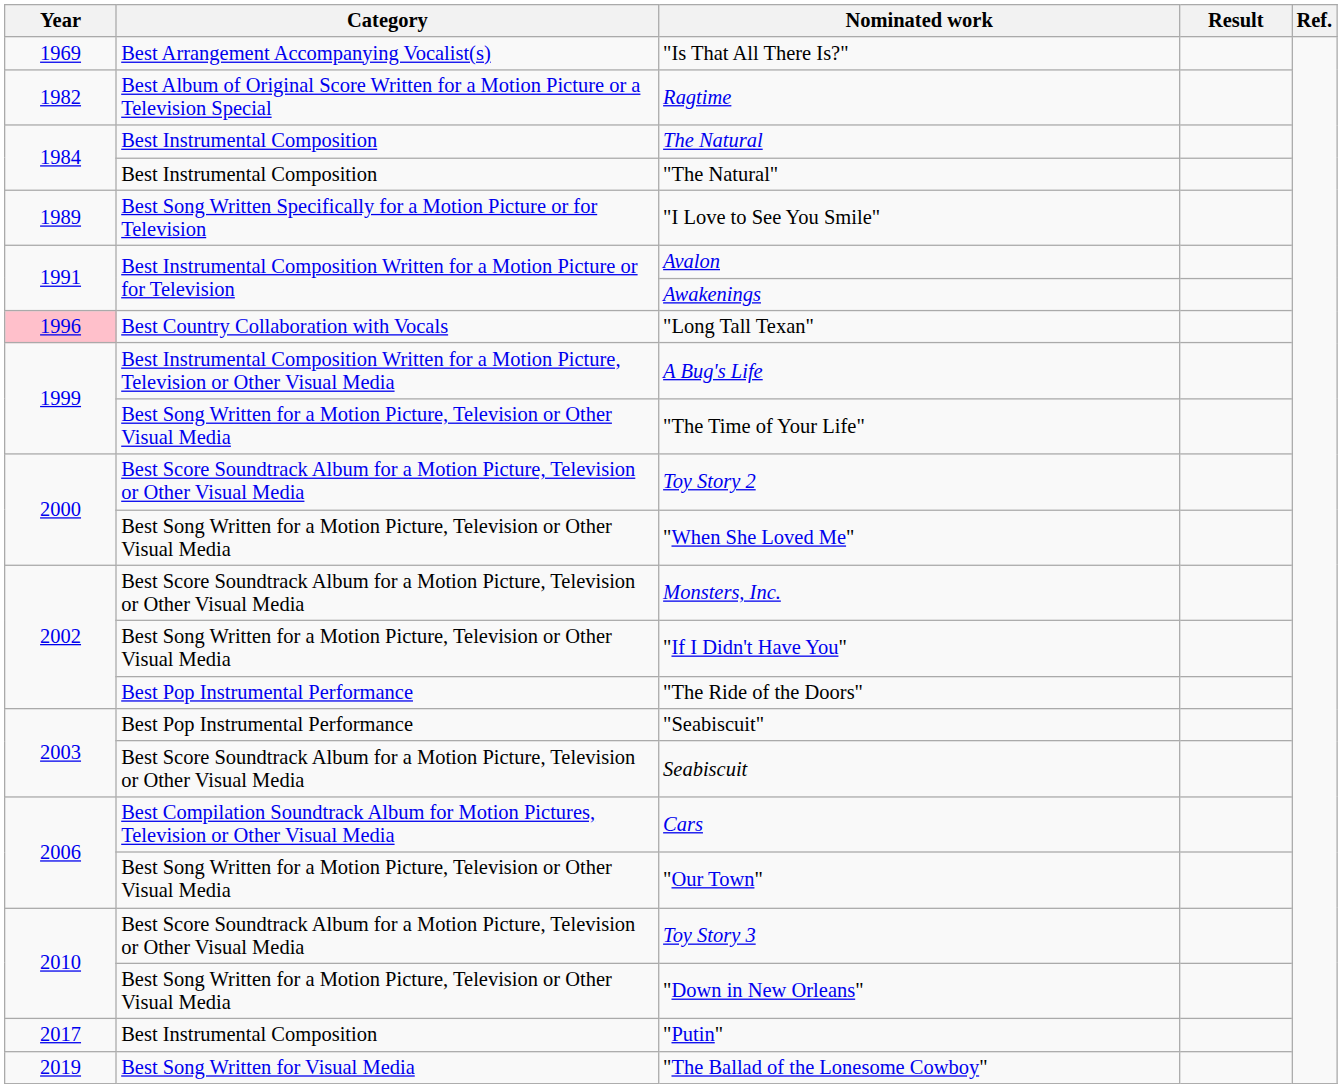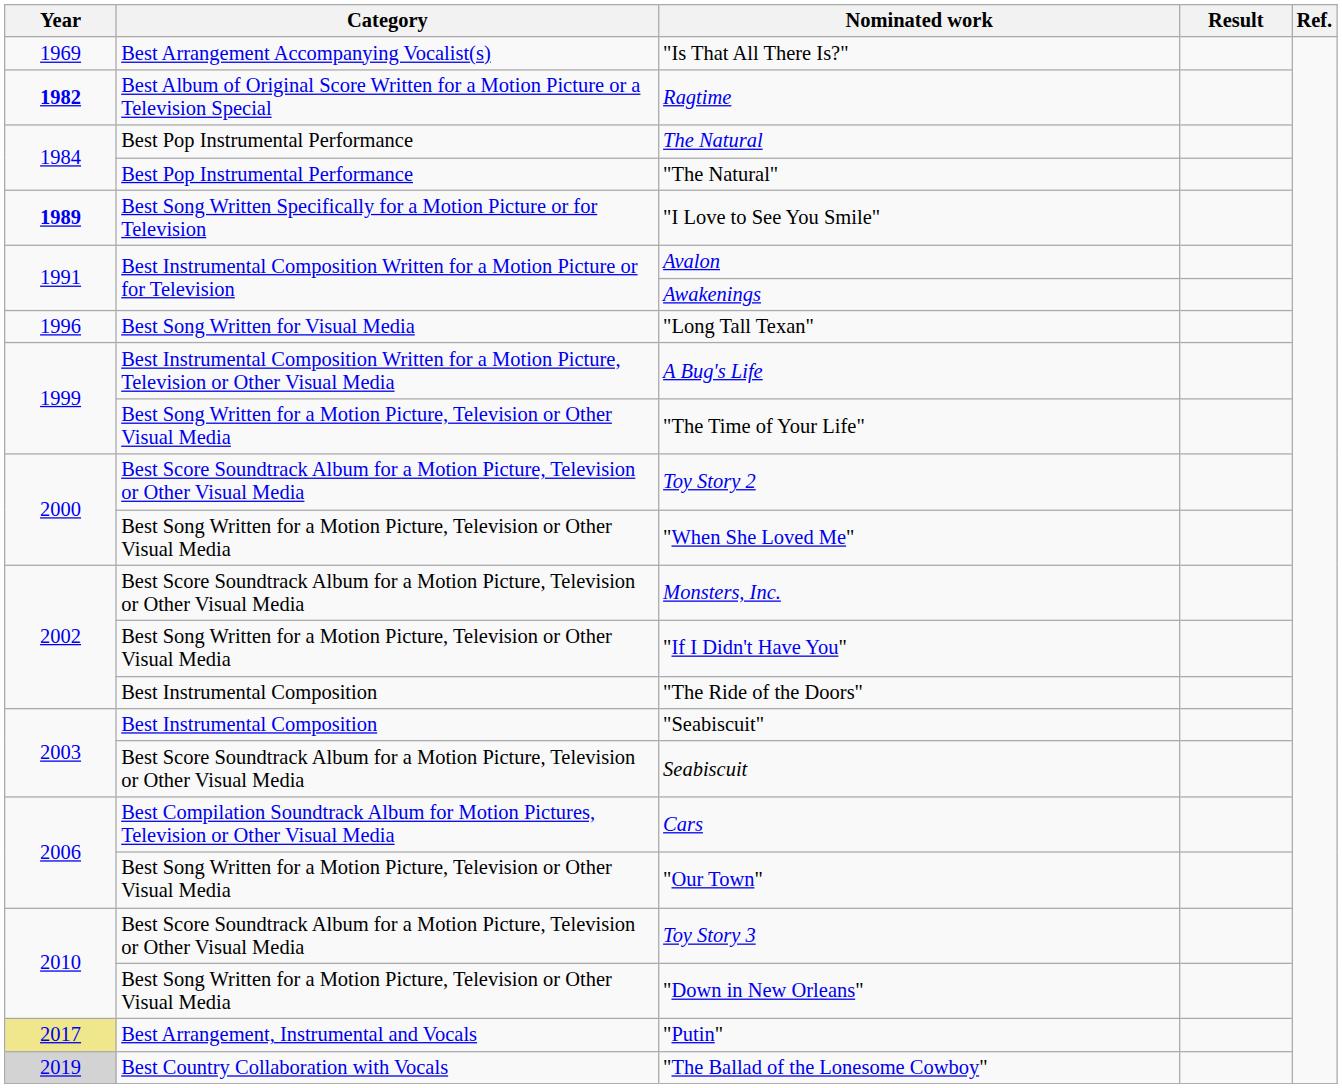(61, 97) normal -> (61, 97) bold
(249, 141) Best Instrumental Composition -> (267, 141) Best Pop Instrumental Performance
(249, 173) Best Instrumental Composition -> (267, 173) Best Pop Instrumental Performance
(61, 217) normal -> (61, 217) bold
(61, 326) pink background -> (61, 326) no background
(285, 326) Best Country Collaboration with Vocals -> (268, 326) Best Song Written for Visual Media
(267, 692) Best Pop Instrumental Performance -> (249, 692) Best Instrumental Composition
(267, 724) Best Pop Instrumental Performance -> (249, 724) Best Instrumental Composition
(61, 1034) no background -> (61, 1034) khaki background
(249, 1034) Best Instrumental Composition -> (299, 1034) Best Arrangement, Instrumental and Vocals
(61, 1067) no background -> (61, 1067) lightgrey background
(268, 1067) Best Song Written for Visual Media -> (285, 1067) Best Country Collaboration with Vocals
